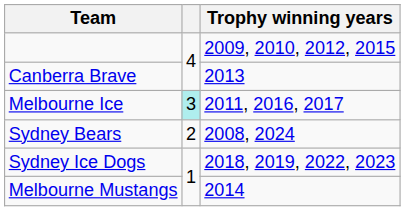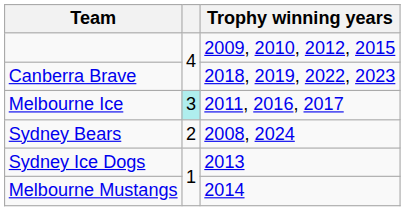(224, 76) 2013 -> (300, 76) 2018, 2019, 2022, 2023
(300, 162) 2018, 2019, 2022, 2023 -> (224, 162) 2013
